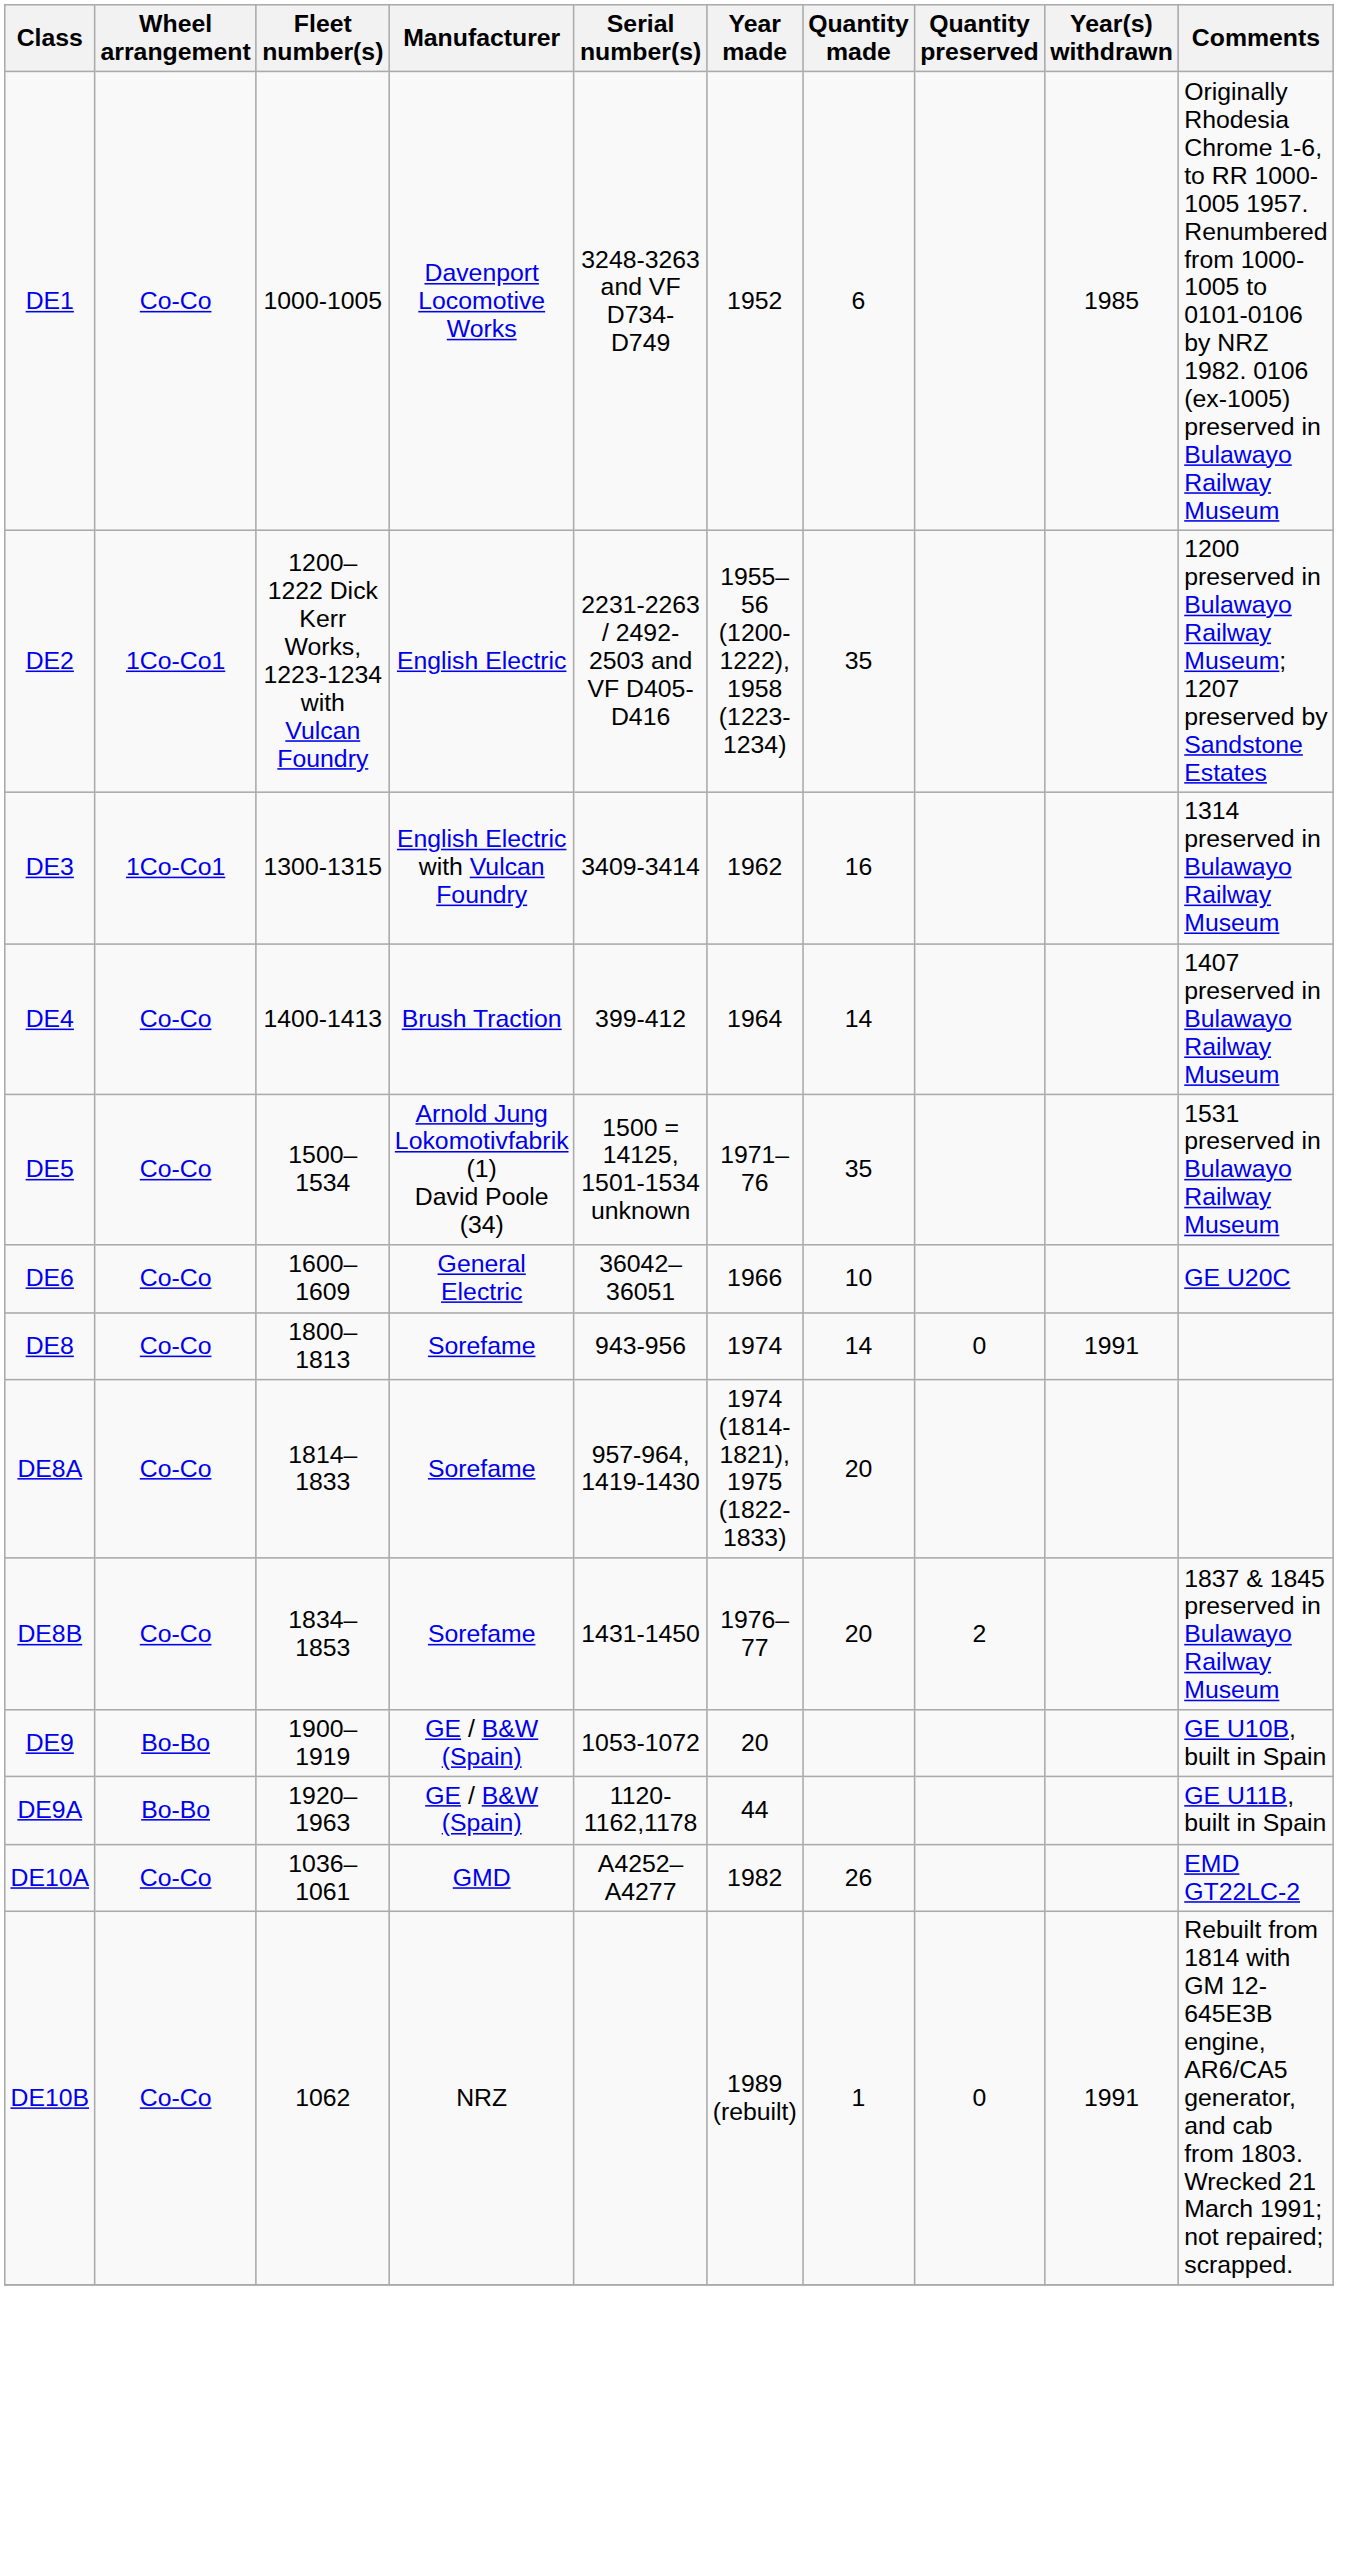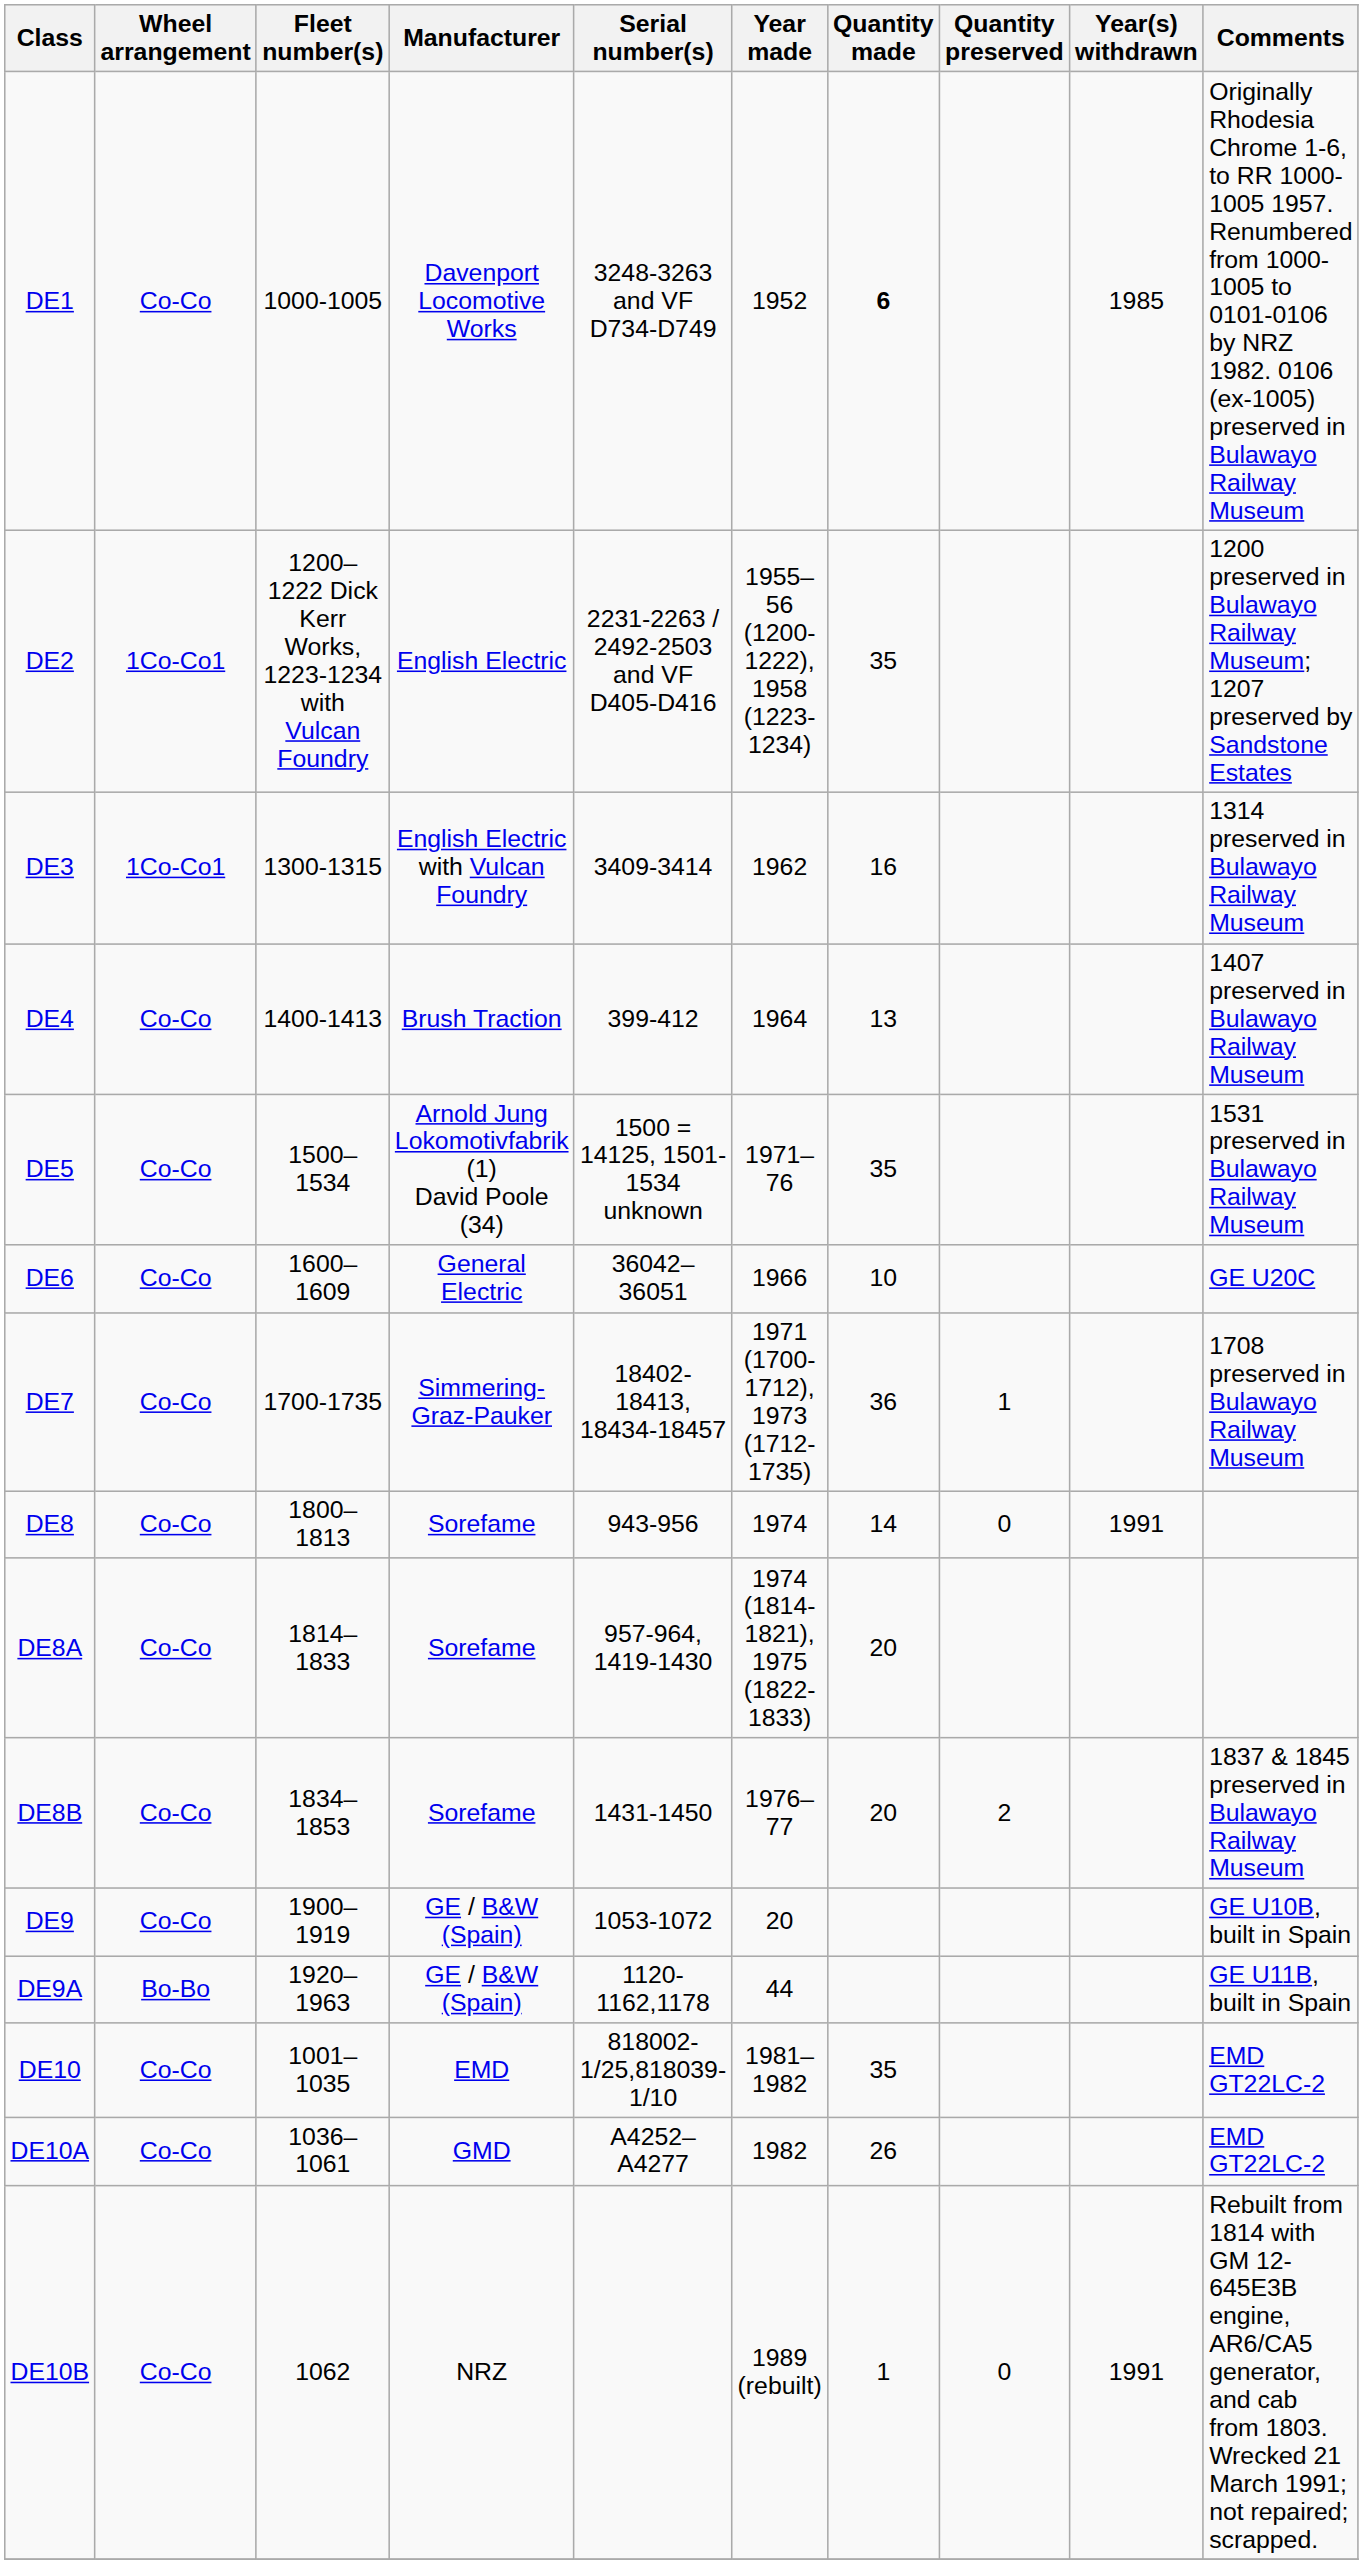(858, 300) normal -> (883, 300) bold
(858, 1018) 14 -> (883, 1018) 13
+ row: (50, 1401)
(176, 1742) Bo-Bo -> (176, 1921) Co-Co
+ row: (50, 2069)
